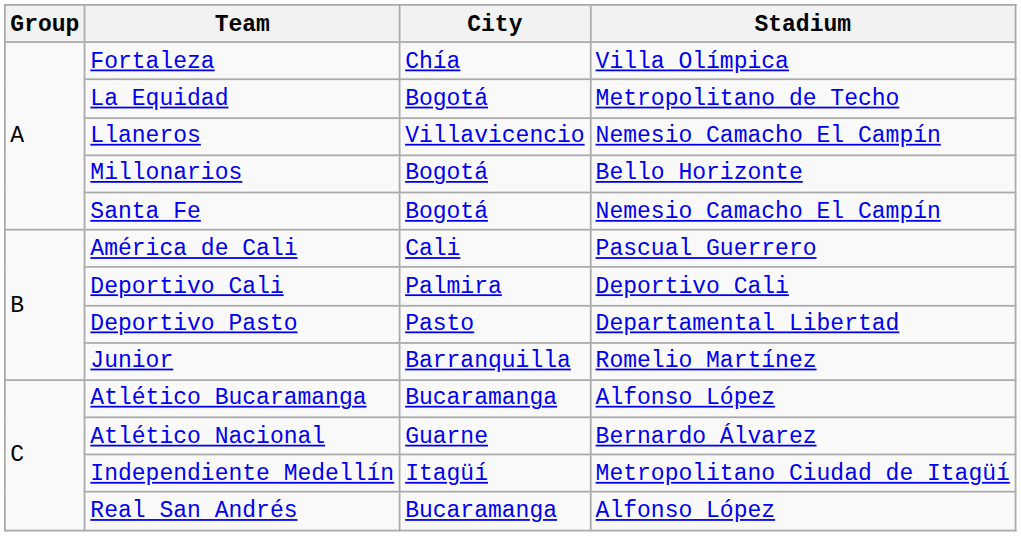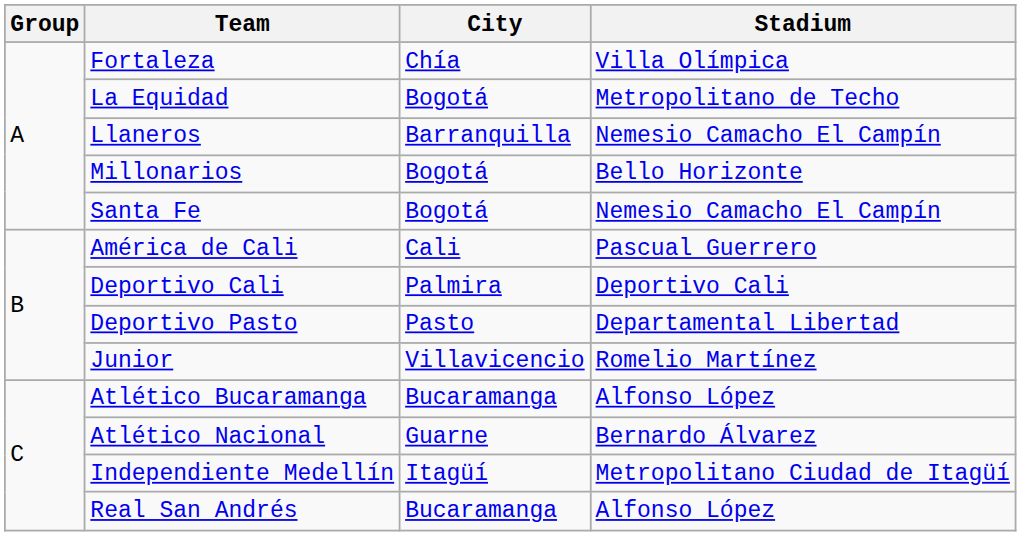(495, 136) Villavicencio -> (488, 136) Barranquilla
(488, 361) Barranquilla -> (495, 361) Villavicencio
